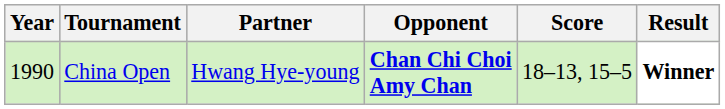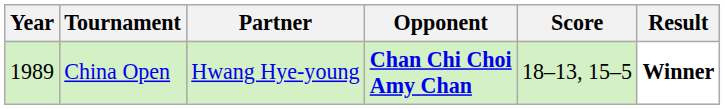(32, 72) 1990 -> (32, 72) 1989
